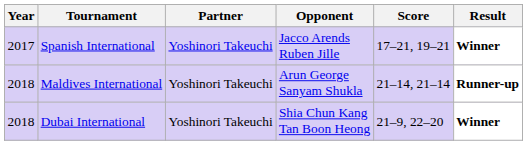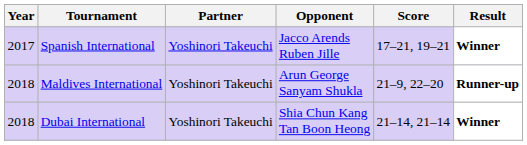(413, 83) 21–14, 21–14 -> (410, 83) 21–9, 22–20
(410, 121) 21–9, 22–20 -> (413, 121) 21–14, 21–14
